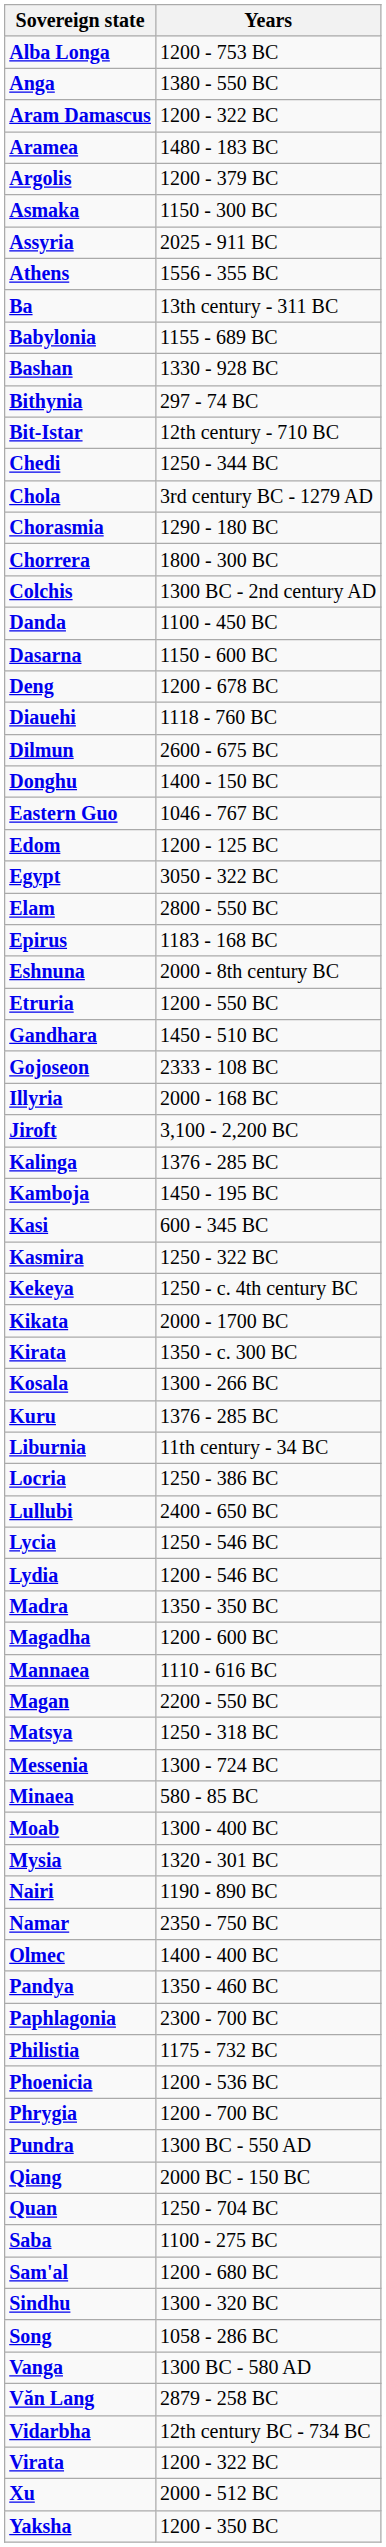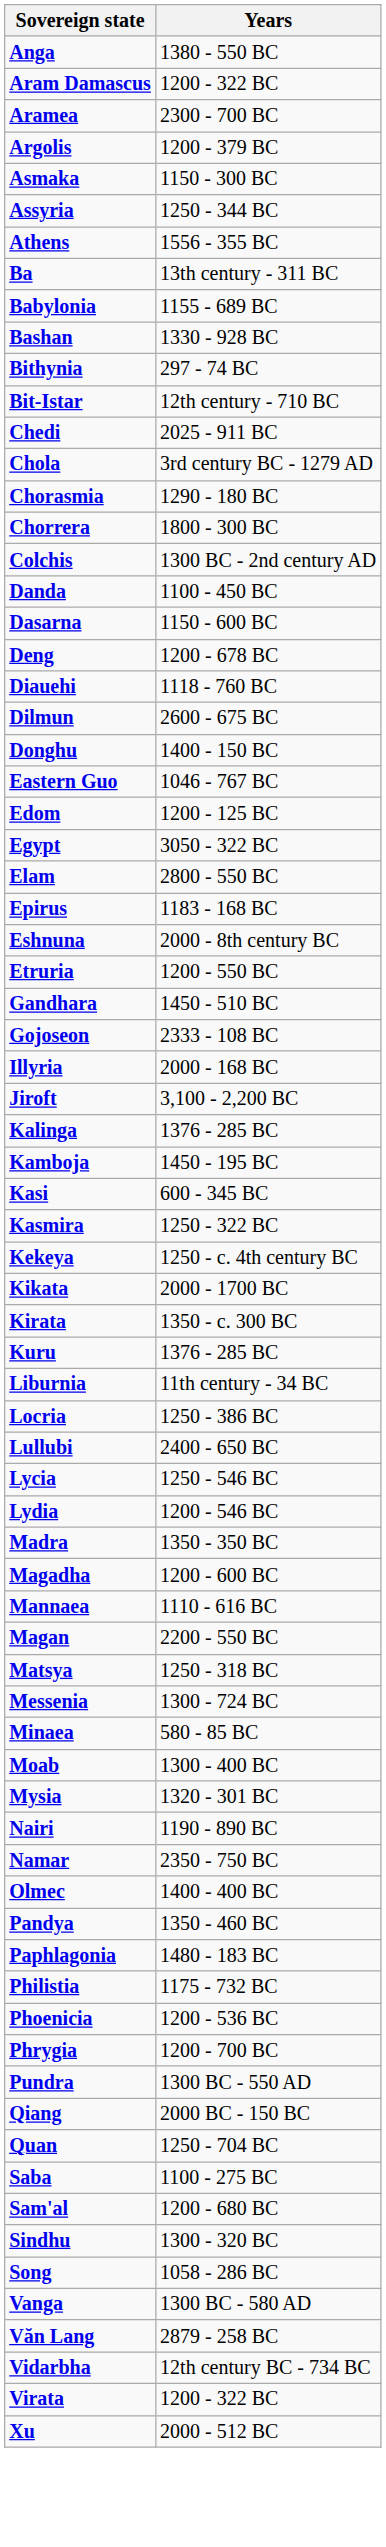- row: (60, 52)
(219, 147) 1480 - 183 BC -> (219, 115) 2300 - 700 BC
(219, 242) 2025 - 911 BC -> (219, 210) 1250 - 344 BC
(219, 464) 1250 - 344 BC -> (219, 432) 2025 - 911 BC
- row: (39, 1384)
(219, 2018) 2300 - 700 BC -> (219, 1955) 1480 - 183 BC
- row: (40, 2526)
